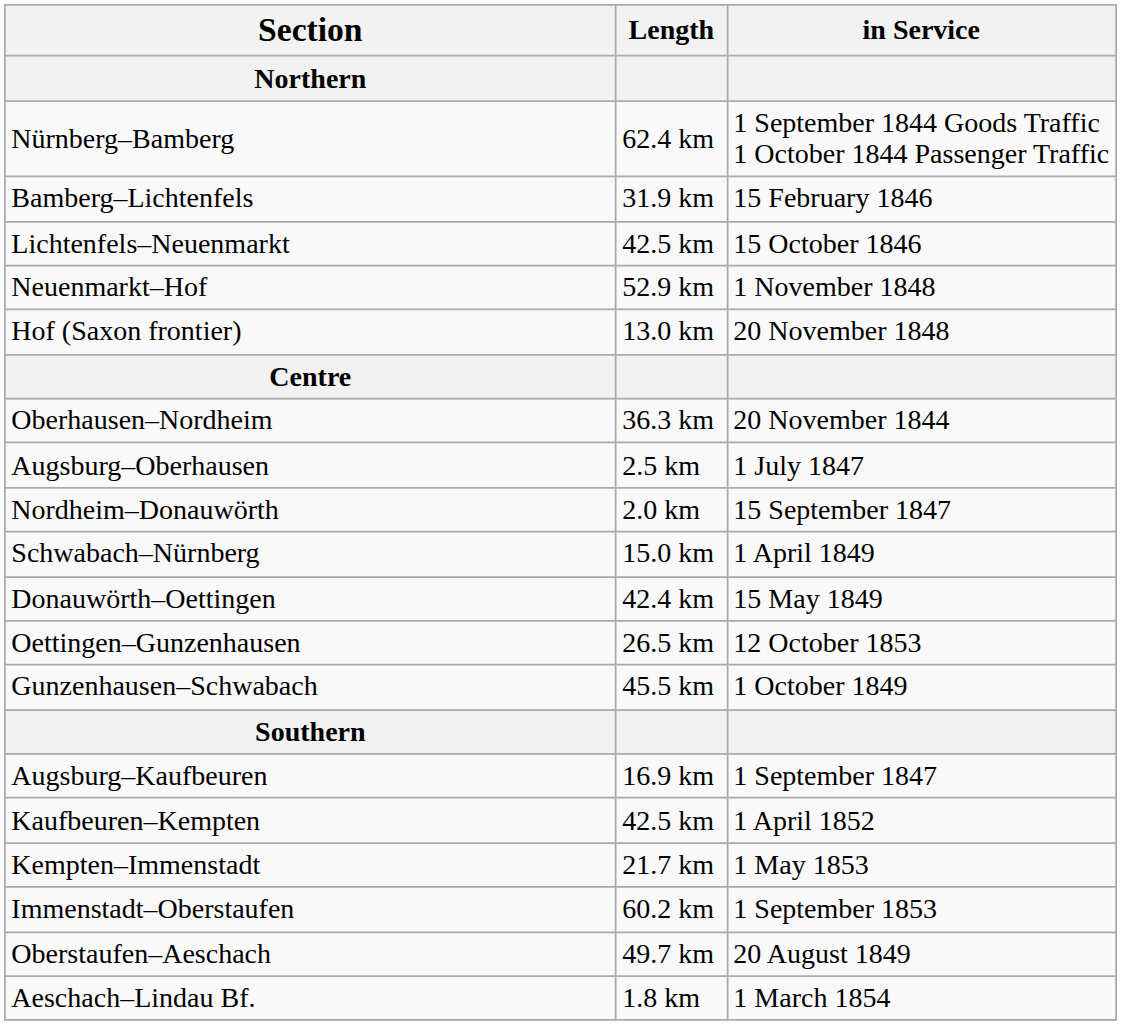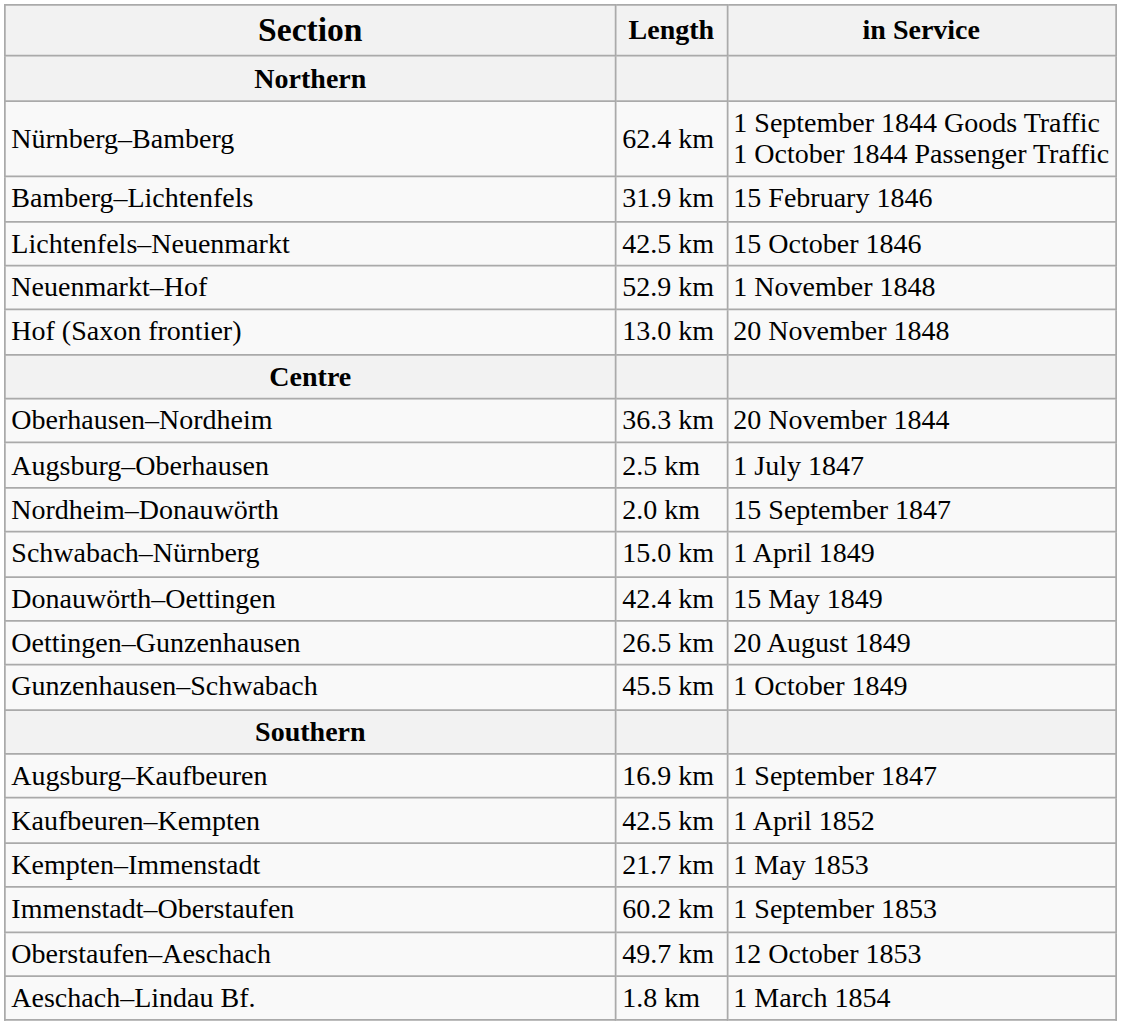(827, 642) 12 October 1853 -> (822, 642) 20 August 1849
(822, 953) 20 August 1849 -> (827, 953) 12 October 1853
